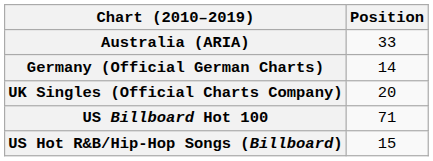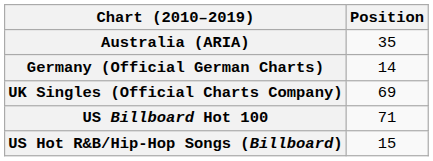(387, 42) 33 -> (387, 42) 35
(387, 93) 20 -> (387, 93) 69
